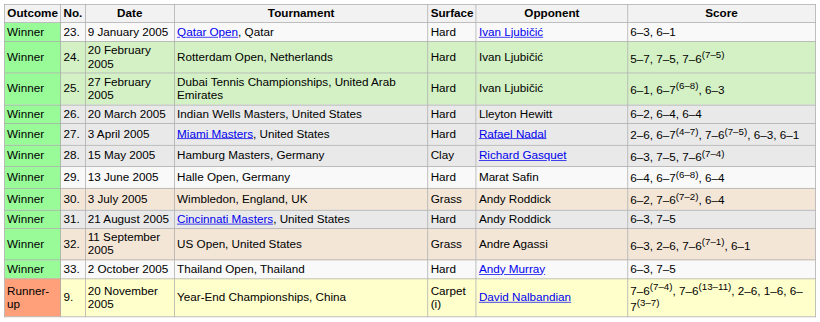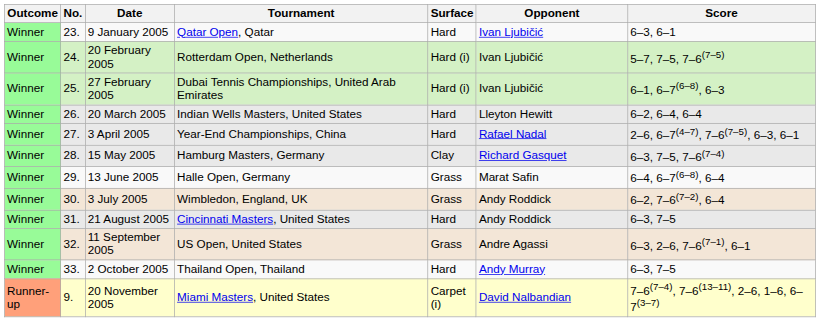(443, 57) Hard -> (450, 57) Hard (i)
(443, 89) Hard -> (450, 89) Hard (i)
(253, 134) Miami Masters, United States -> (262, 134) Year-End Championships, China
(443, 177) Hard -> (446, 177) Grass
(262, 297) Year-End Championships, China -> (253, 297) Miami Masters, United States
